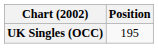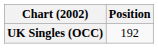(130, 33) 195 -> (130, 33) 192
